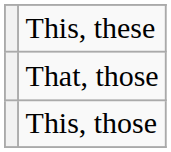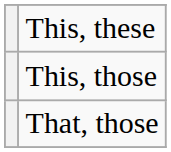rows swapped: (91, 123) <-> (92, 75)
